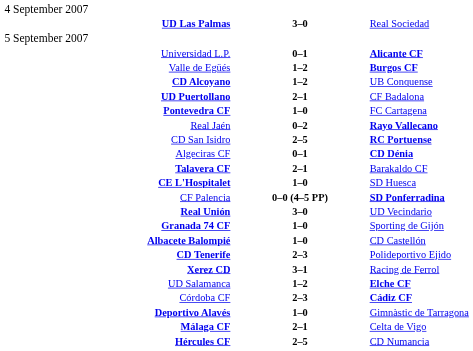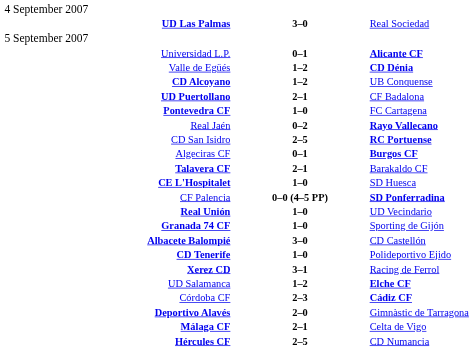(394, 67) Burgos CF -> (391, 67) CD Dénia
(391, 154) CD Dénia -> (394, 154) Burgos CF
(300, 211) 3–0 -> (300, 211) 1–0
(300, 240) 1–0 -> (300, 240) 3–0
(300, 255) 2–3 -> (300, 255) 1–0
(300, 312) 1–0 -> (300, 312) 2–0
